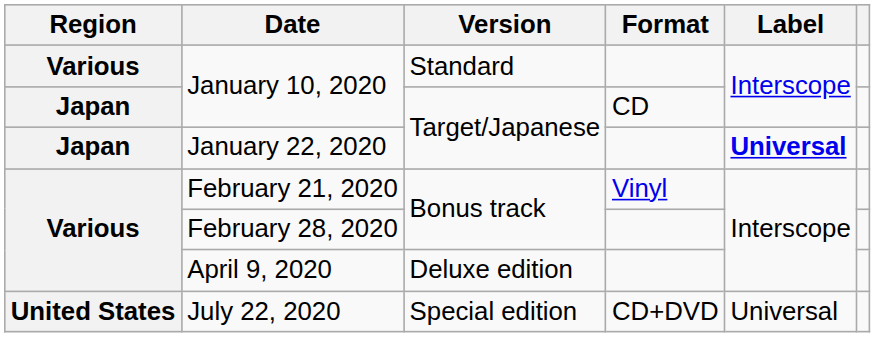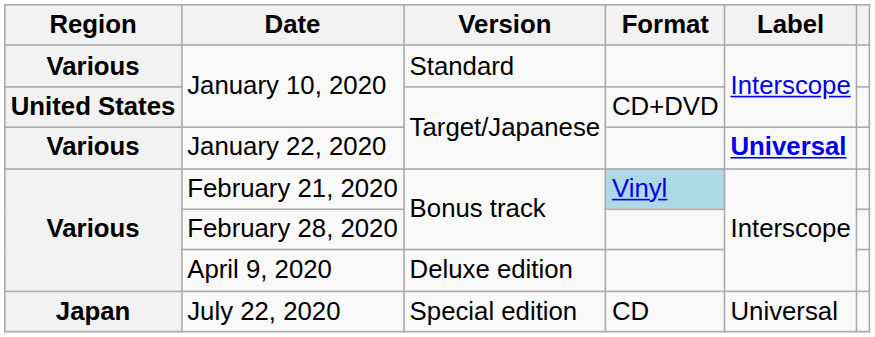(93, 106) Japan -> (93, 106) United States
(631, 106) CD -> (665, 106) CD+DVD
(93, 147) Japan -> (93, 147) Various
(640, 188) no background -> (640, 188) lightblue background
(93, 310) United States -> (93, 310) Japan
(665, 310) CD+DVD -> (631, 310) CD
